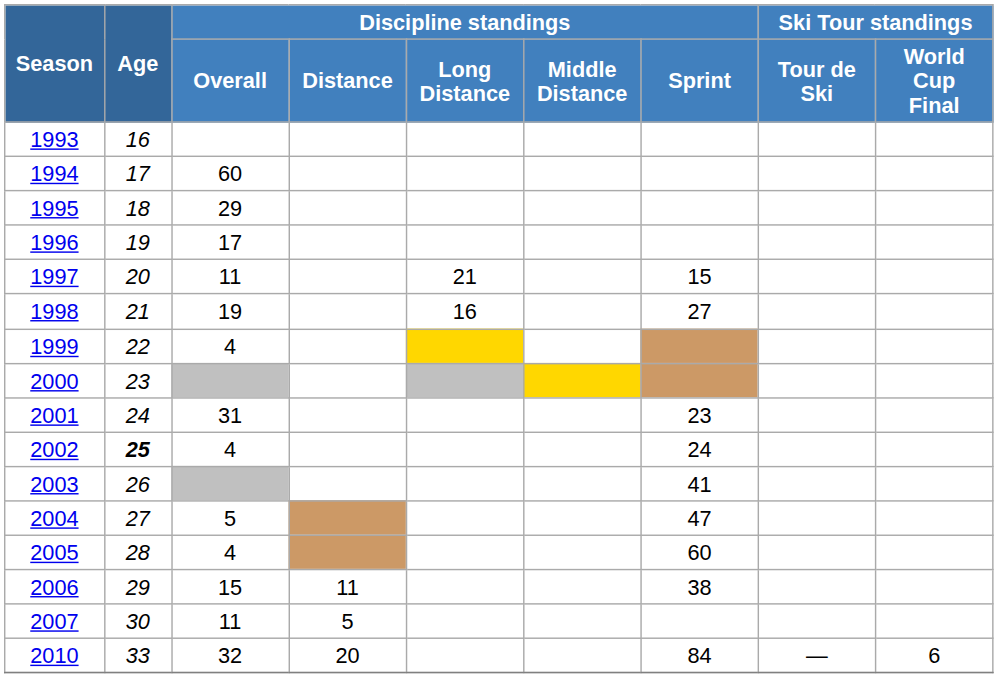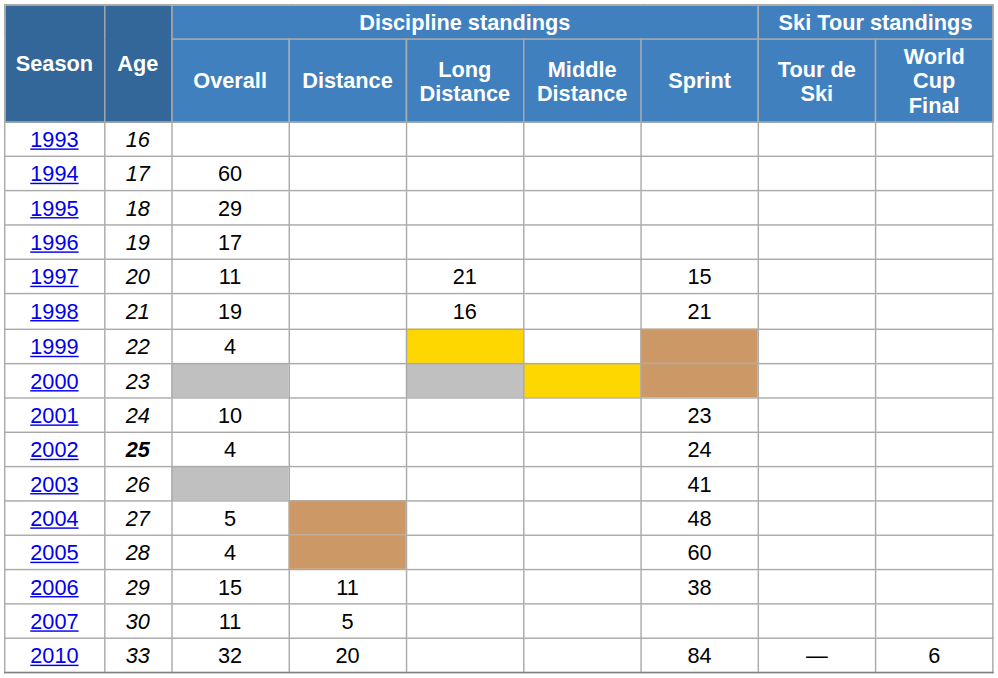(700, 312) 27 -> (700, 312) 21
(230, 415) 31 -> (230, 415) 10
(700, 518) 47 -> (700, 518) 48
